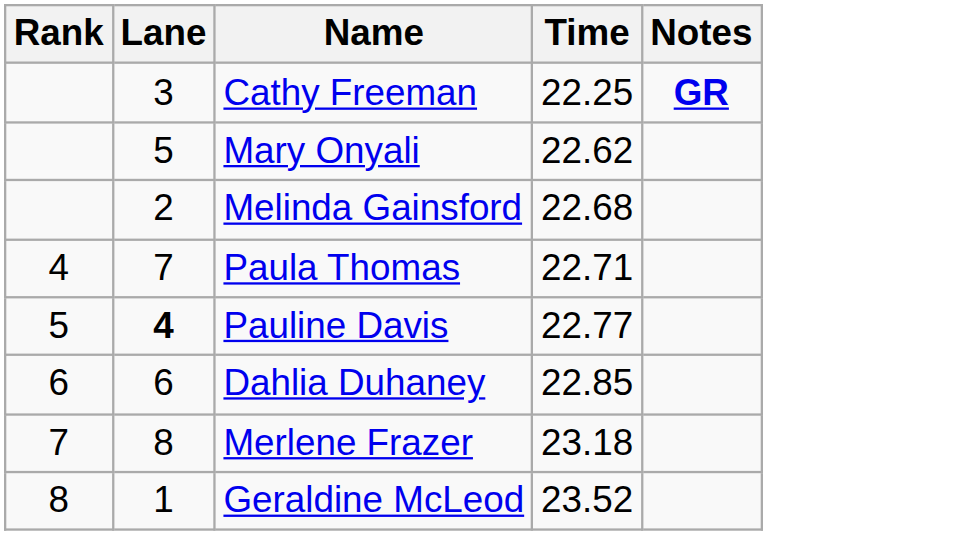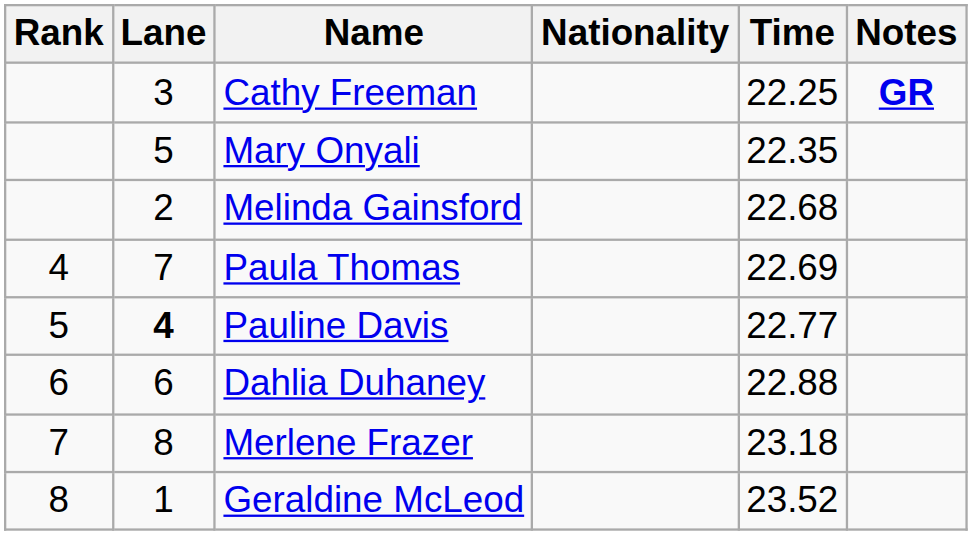+ column: (635, 33)
(587, 150) 22.62 -> (792, 150) 22.35
(587, 267) 22.71 -> (792, 267) 22.69
(587, 383) 22.85 -> (792, 383) 22.88
